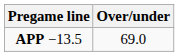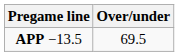(133, 39) 69.0 -> (133, 39) 69.5
